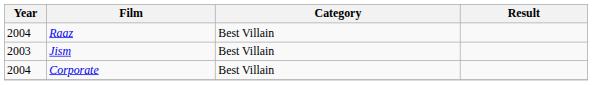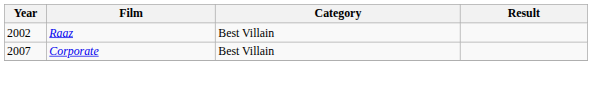(19, 32) 2004 -> (19, 32) 2002
- row: (60, 51)
(19, 70) 2004 -> (19, 51) 2007
